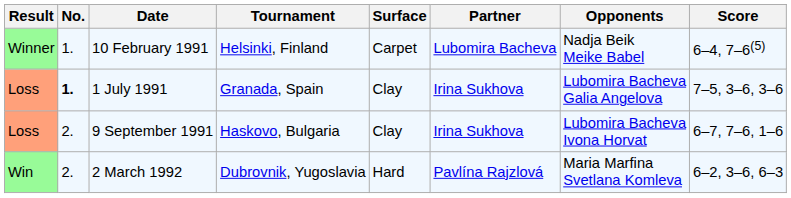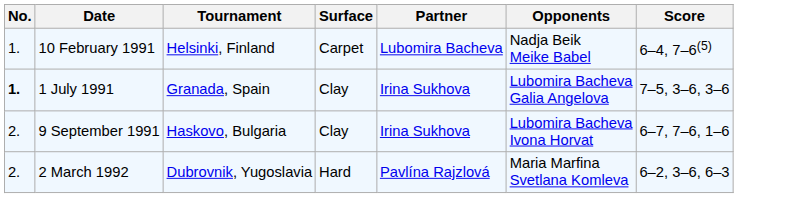- column: (31, 15)
